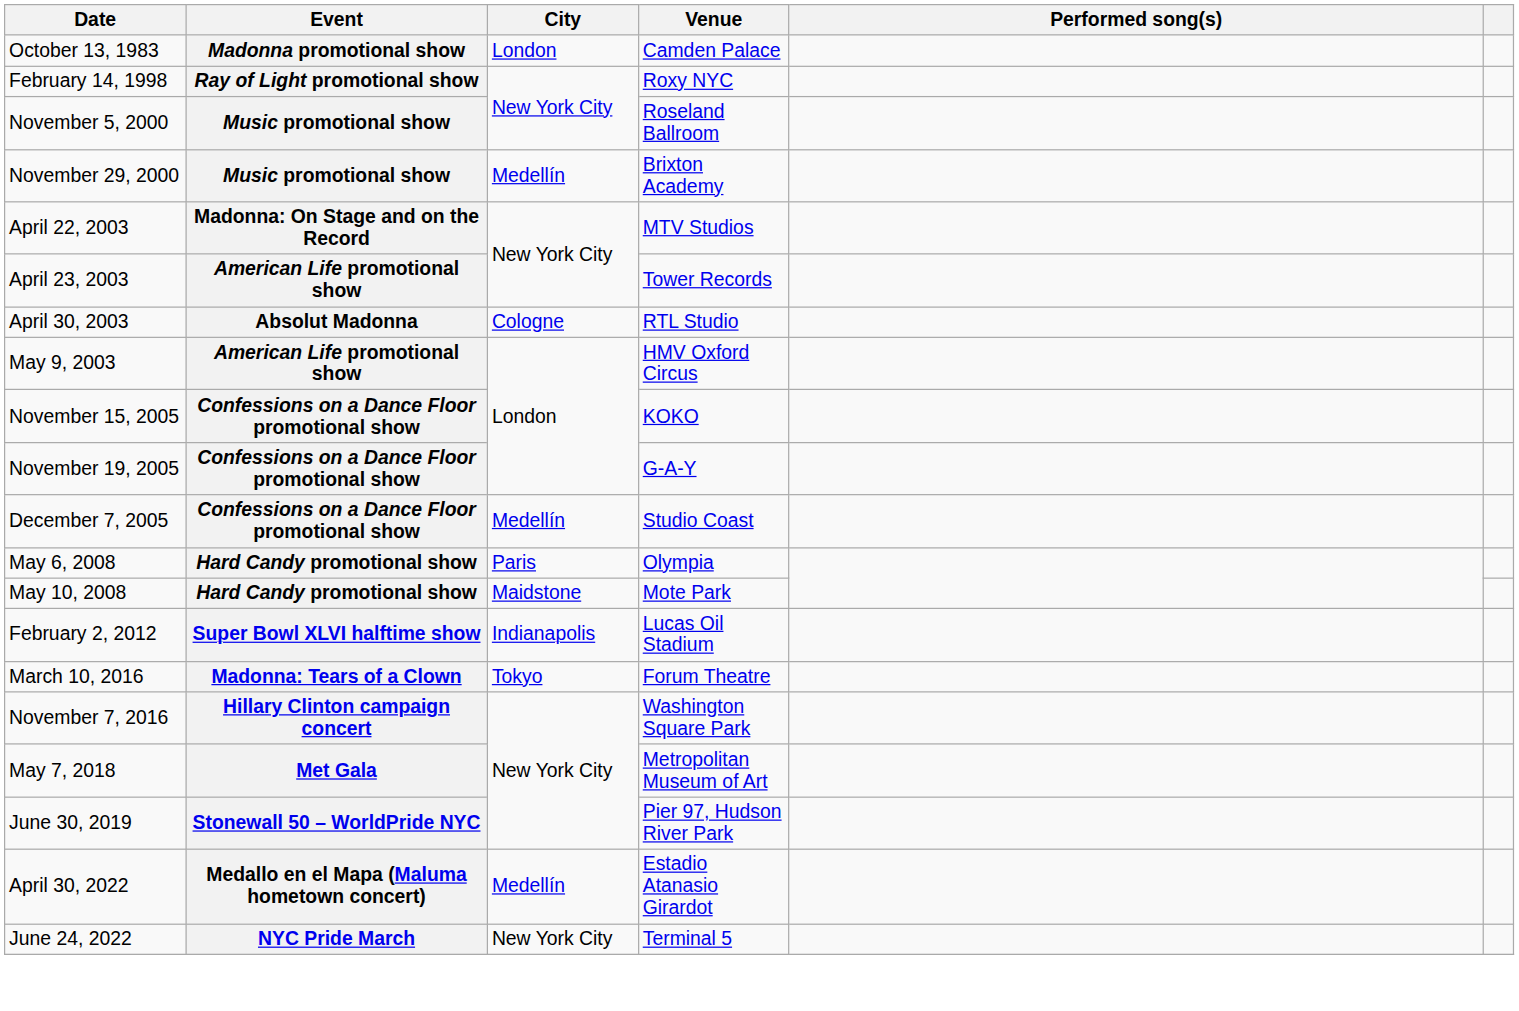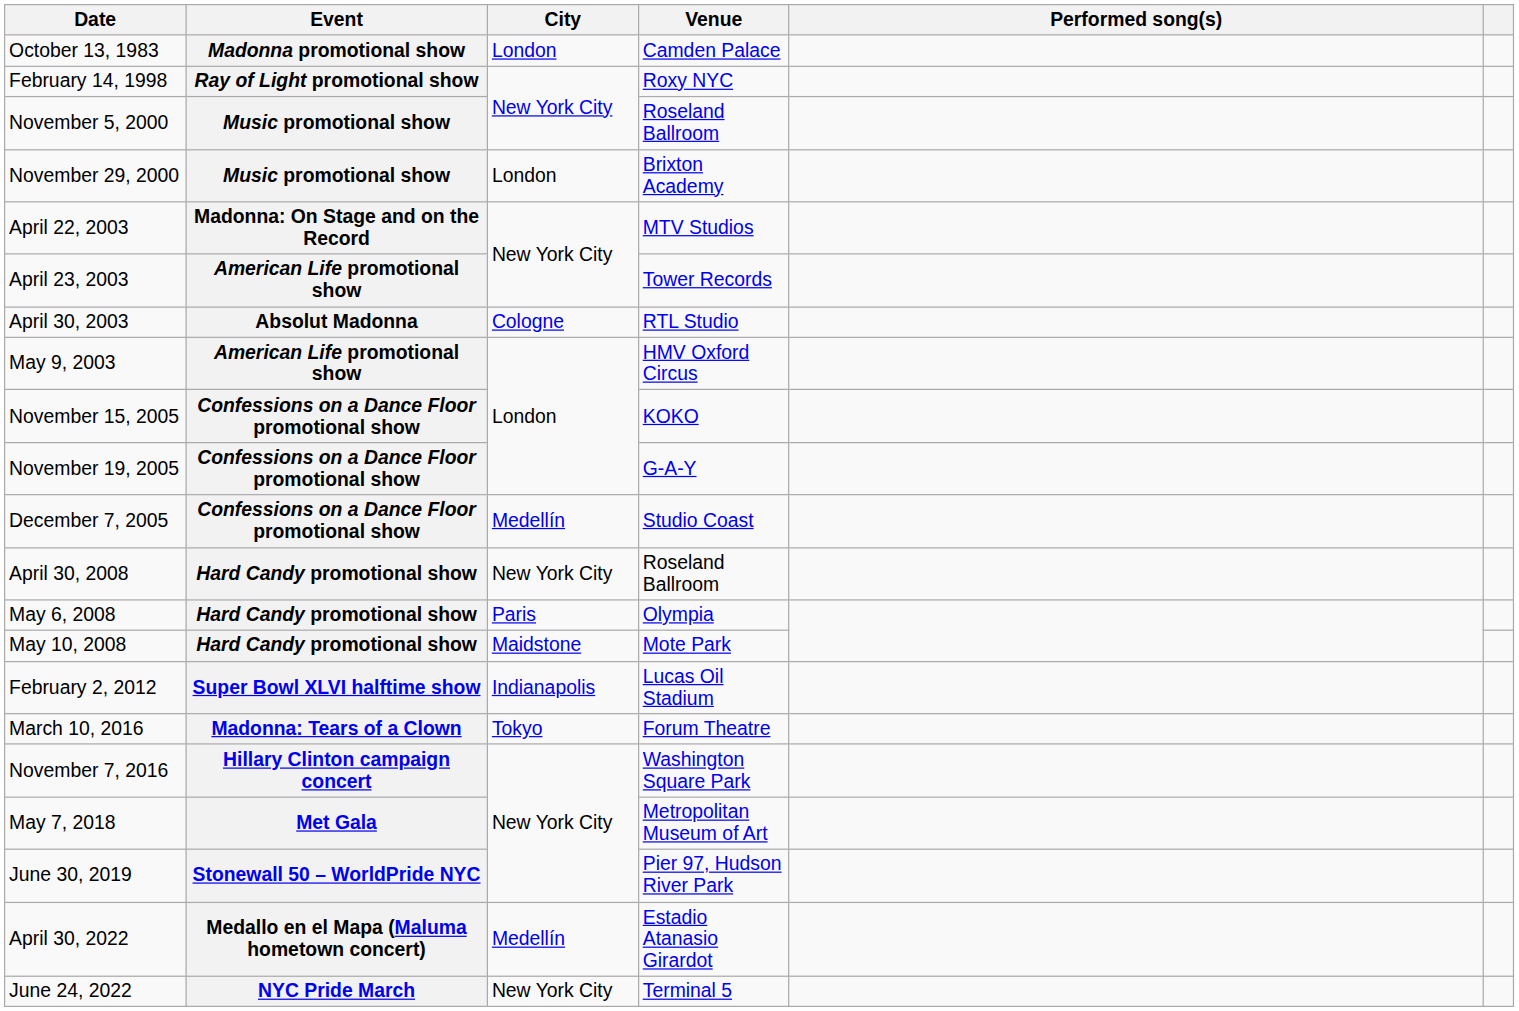(528, 175) Medellín -> (524, 175) London
+ row: (69, 573)
